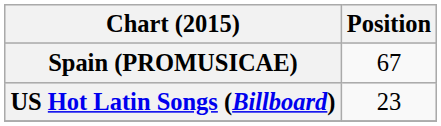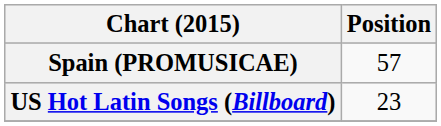(389, 62) 67 -> (389, 62) 57
